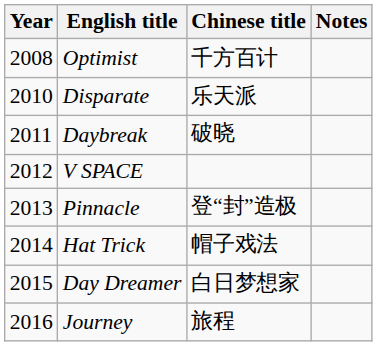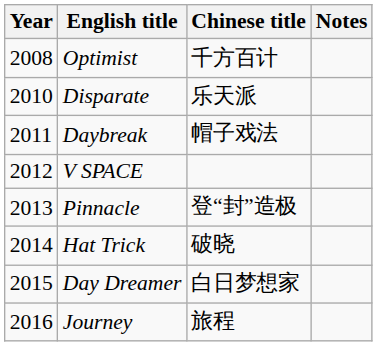(213, 133) 破晓 -> (235, 133) 帽子戏法
(235, 244) 帽子戏法 -> (213, 244) 破晓
